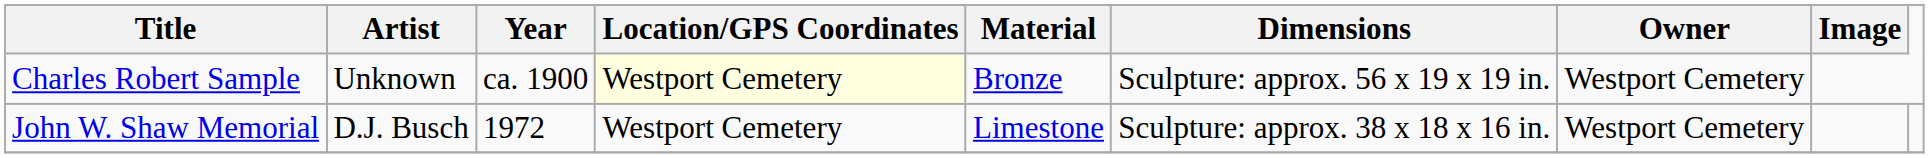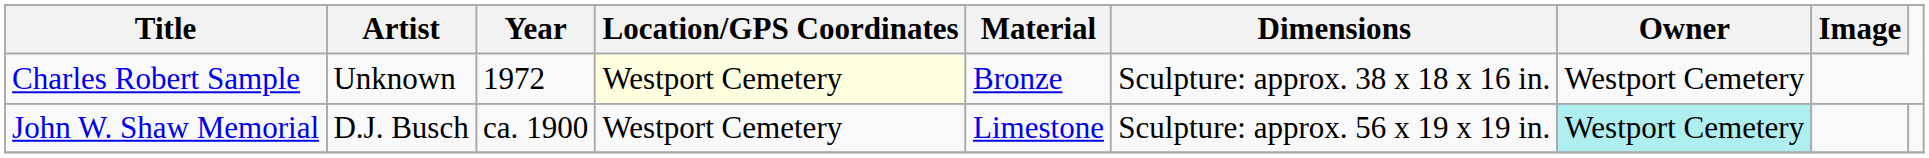(536, 78) ca. 1900 -> (514, 78) 1972
(1334, 78) Sculpture: approx. 56 x 19 x 19 in. -> (1334, 78) Sculpture: approx. 38 x 18 x 16 in.
(514, 127) 1972 -> (536, 127) ca. 1900
(1334, 127) Sculpture: approx. 38 x 18 x 16 in. -> (1334, 127) Sculpture: approx. 56 x 19 x 19 in.
(1684, 127) no background -> (1684, 127) paleturquoise background
